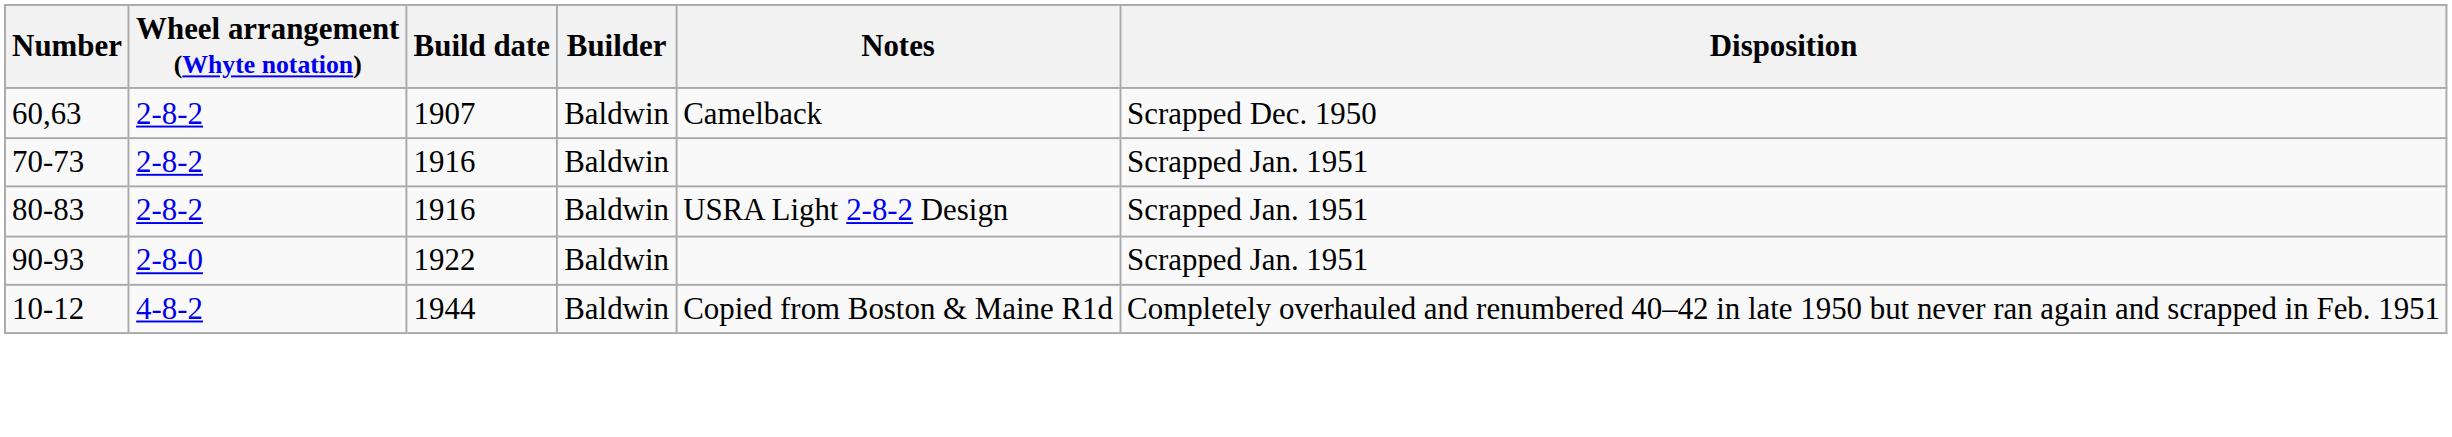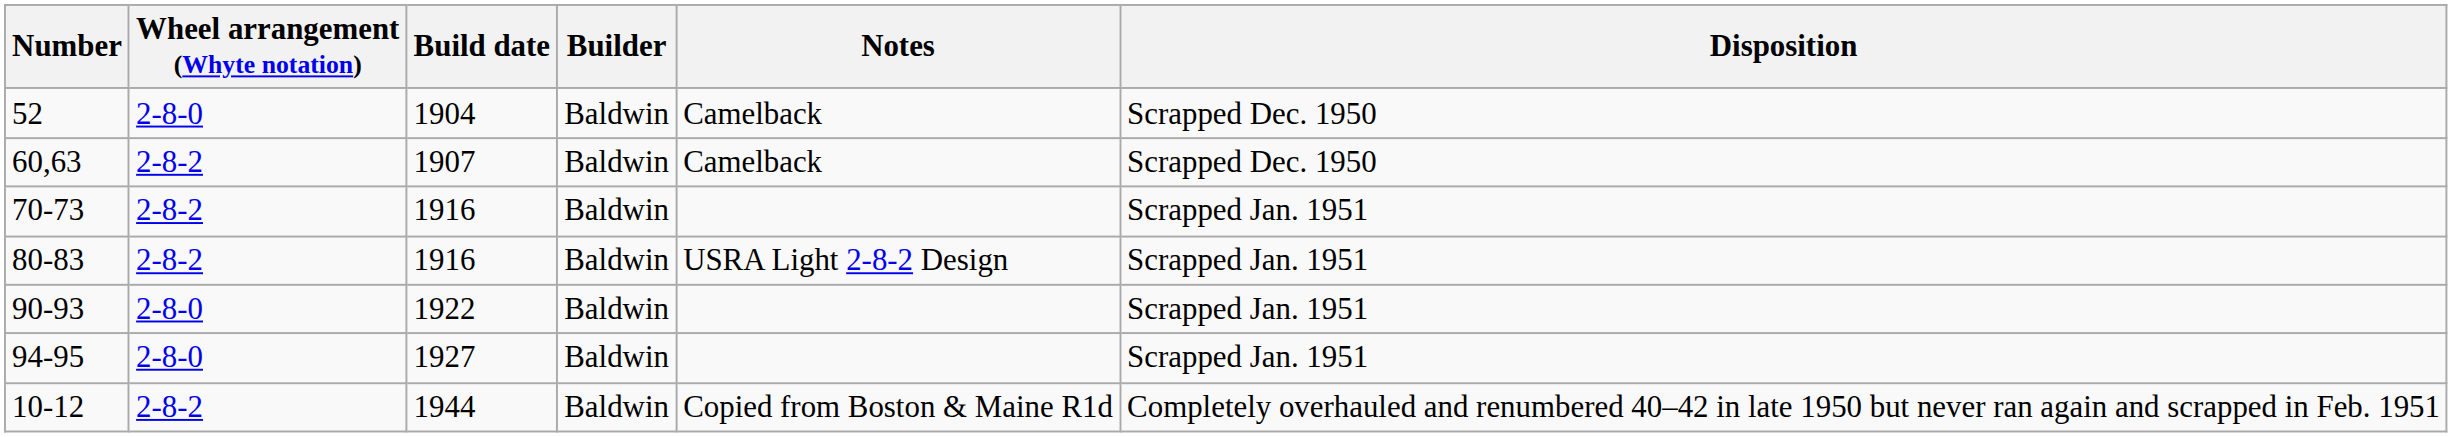+ row: (28, 112)
+ row: (48, 357)
(170, 308) 4-8-2 -> (170, 406) 2-8-2
